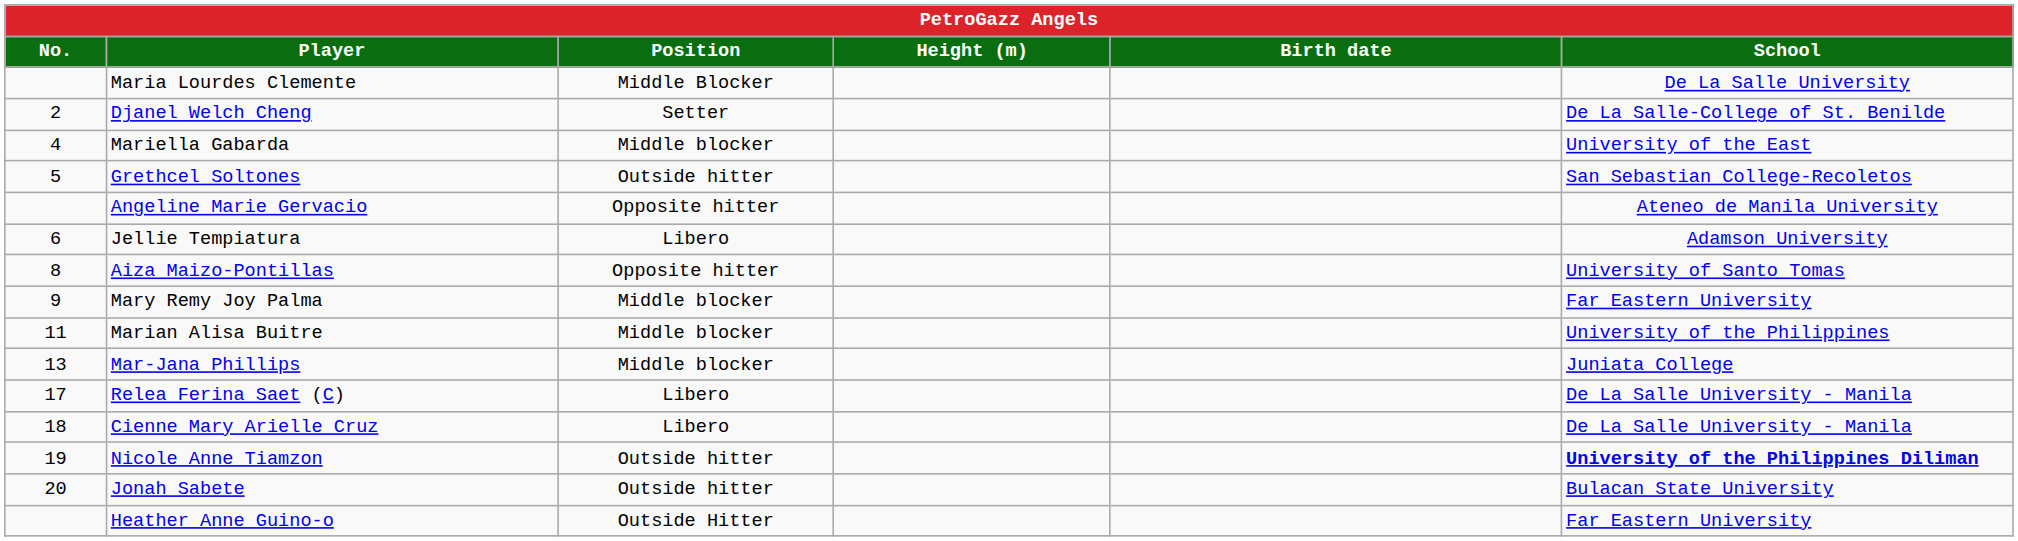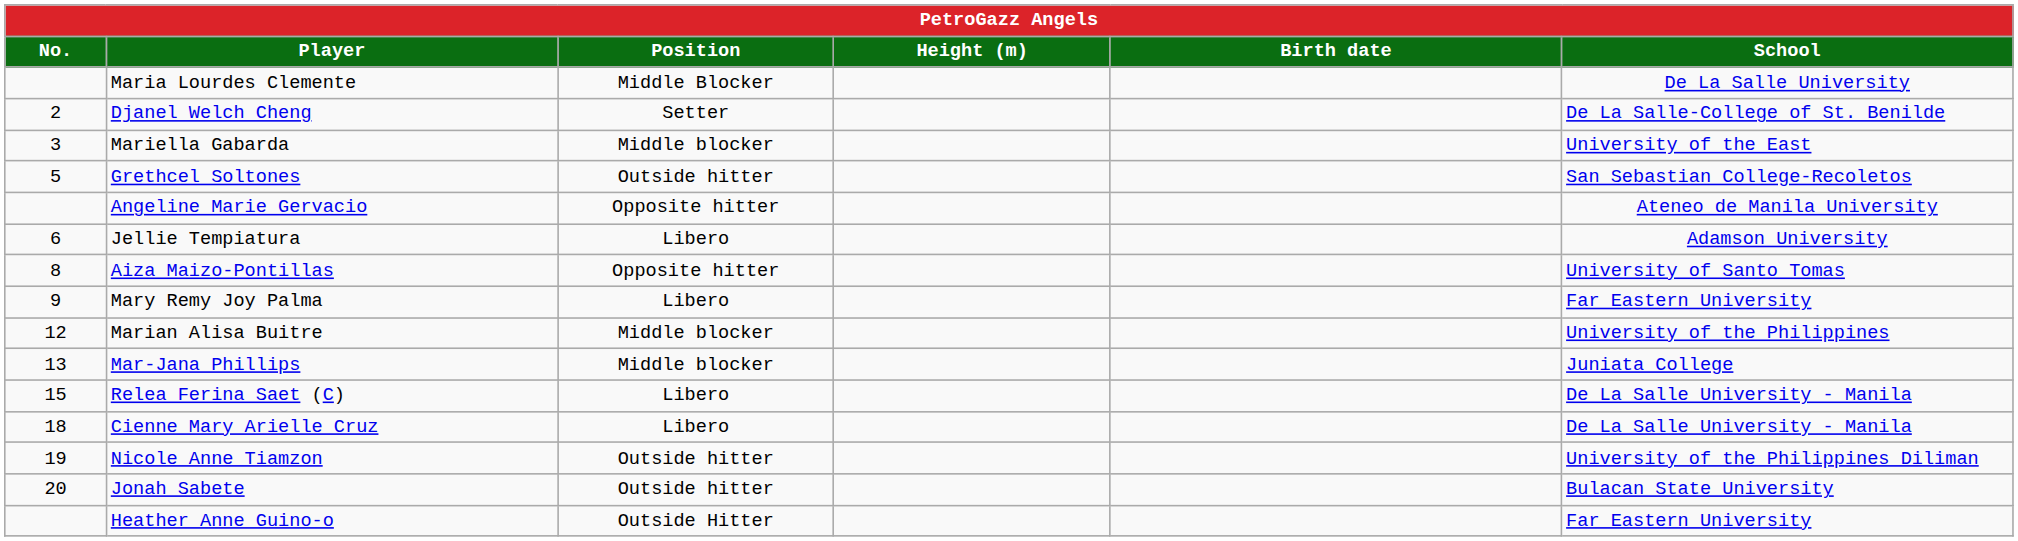(56, 145) 4 -> (56, 145) 3
(696, 301) Middle blocker -> (696, 301) Libero
(56, 333) 11 -> (56, 333) 12
(56, 395) 17 -> (56, 395) 15
(1772, 458) bold -> (1772, 458) normal
